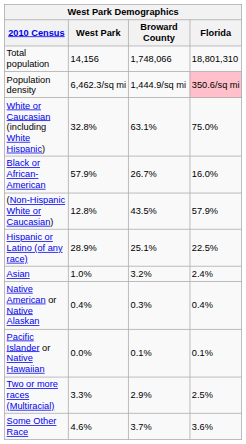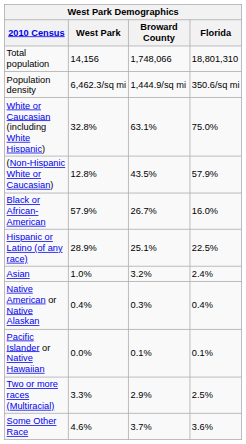(216, 85) pink background -> (216, 85) no background
rows swapped: (36, 211) <-> (26, 174)
